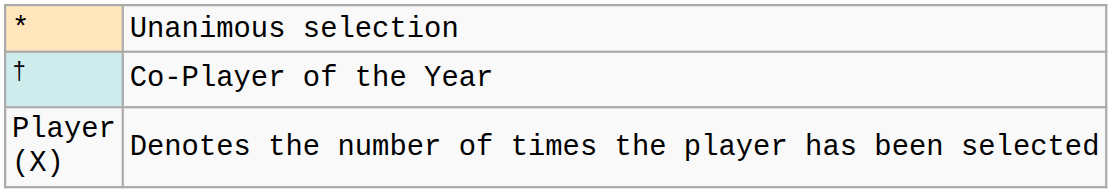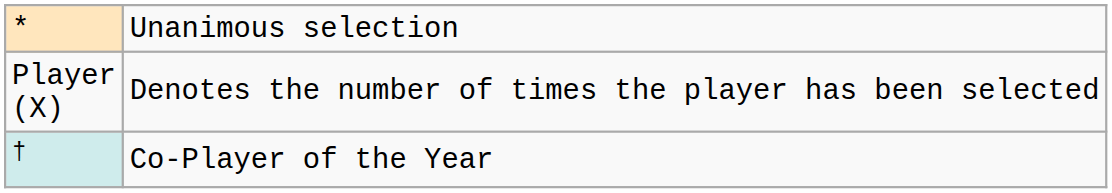rows swapped: (19, 72) <-> (64, 147)
